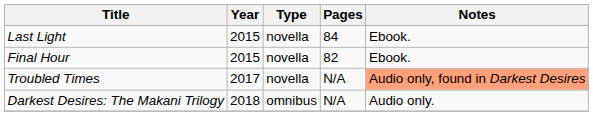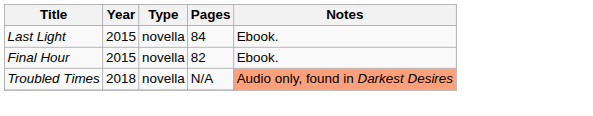(245, 79) 2017 -> (121, 79) 2018
- row: (116, 100)
